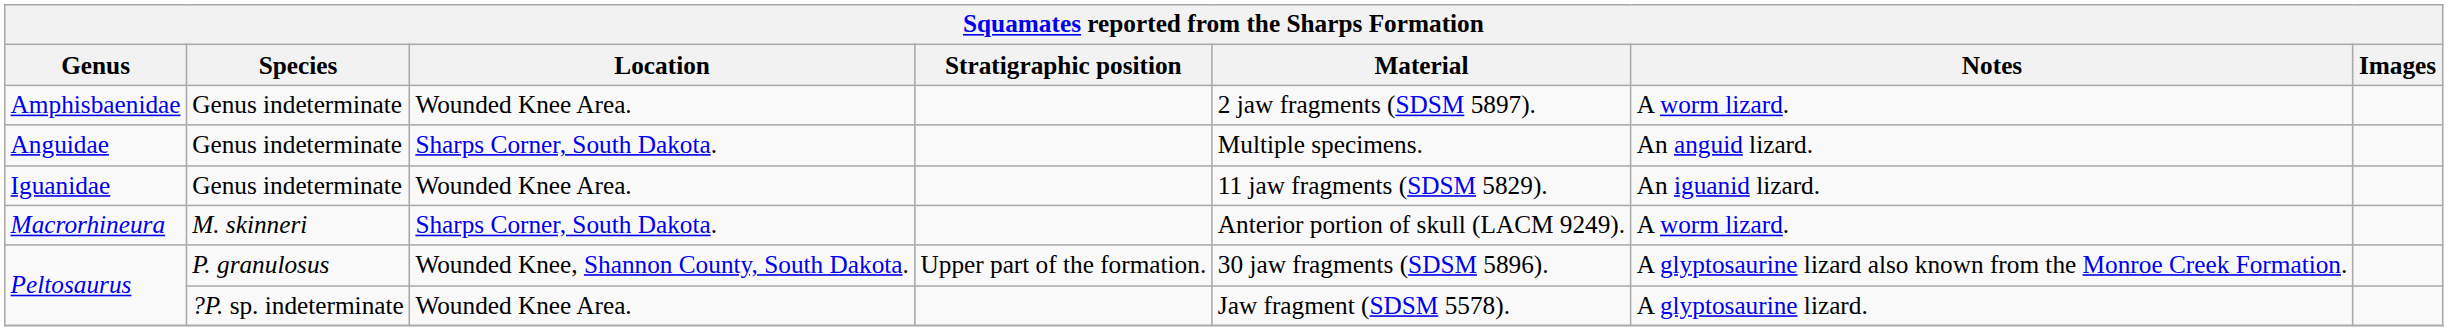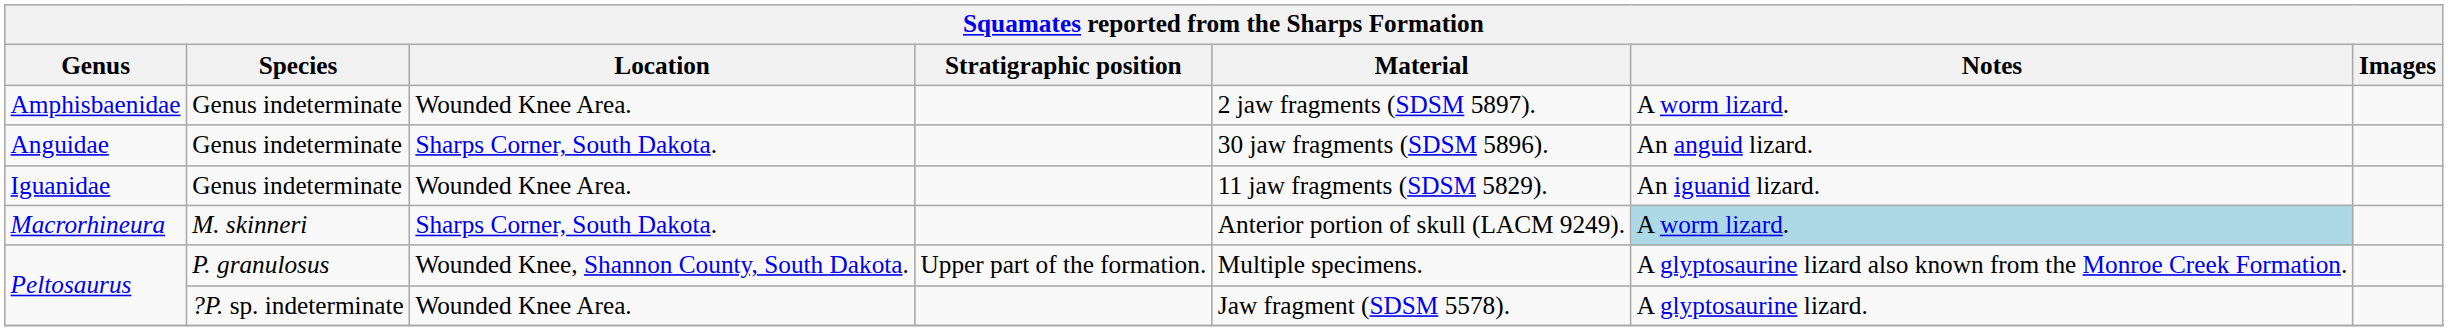(1320, 144) Multiple specimens. -> (1383, 144) 30 jaw fragments (SDSM 5896).
(1713, 225) no background -> (1713, 225) lightblue background
(1383, 265) 30 jaw fragments (SDSM 5896). -> (1320, 265) Multiple specimens.
